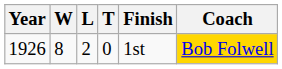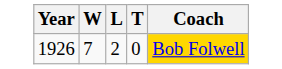- column: (148, 19)
(59, 48) 8 -> (88, 48) 7
